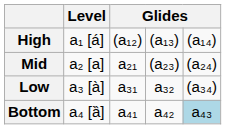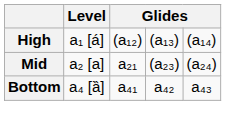- row: (34, 87)
(202, 111) lightblue background -> (202, 87) no background
